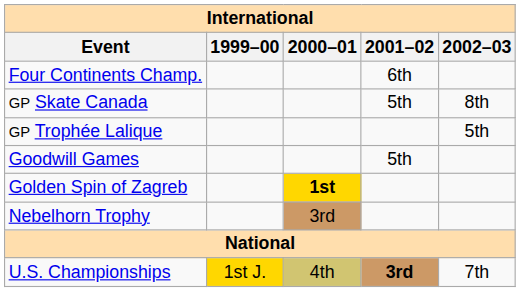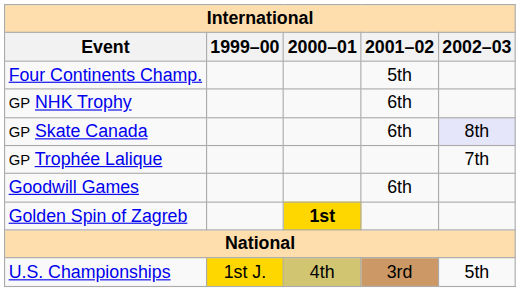(400, 74) 6th -> (400, 74) 5th
+ row: (70, 103)
(400, 103) 5th -> (400, 131) 6th
(477, 103) no background -> (477, 131) lavender background
(477, 131) 5th -> (477, 159) 7th
(400, 159) 5th -> (400, 187) 6th
- row: (79, 215)
(400, 272) bold -> (400, 272) normal
(477, 272) 7th -> (477, 272) 5th
